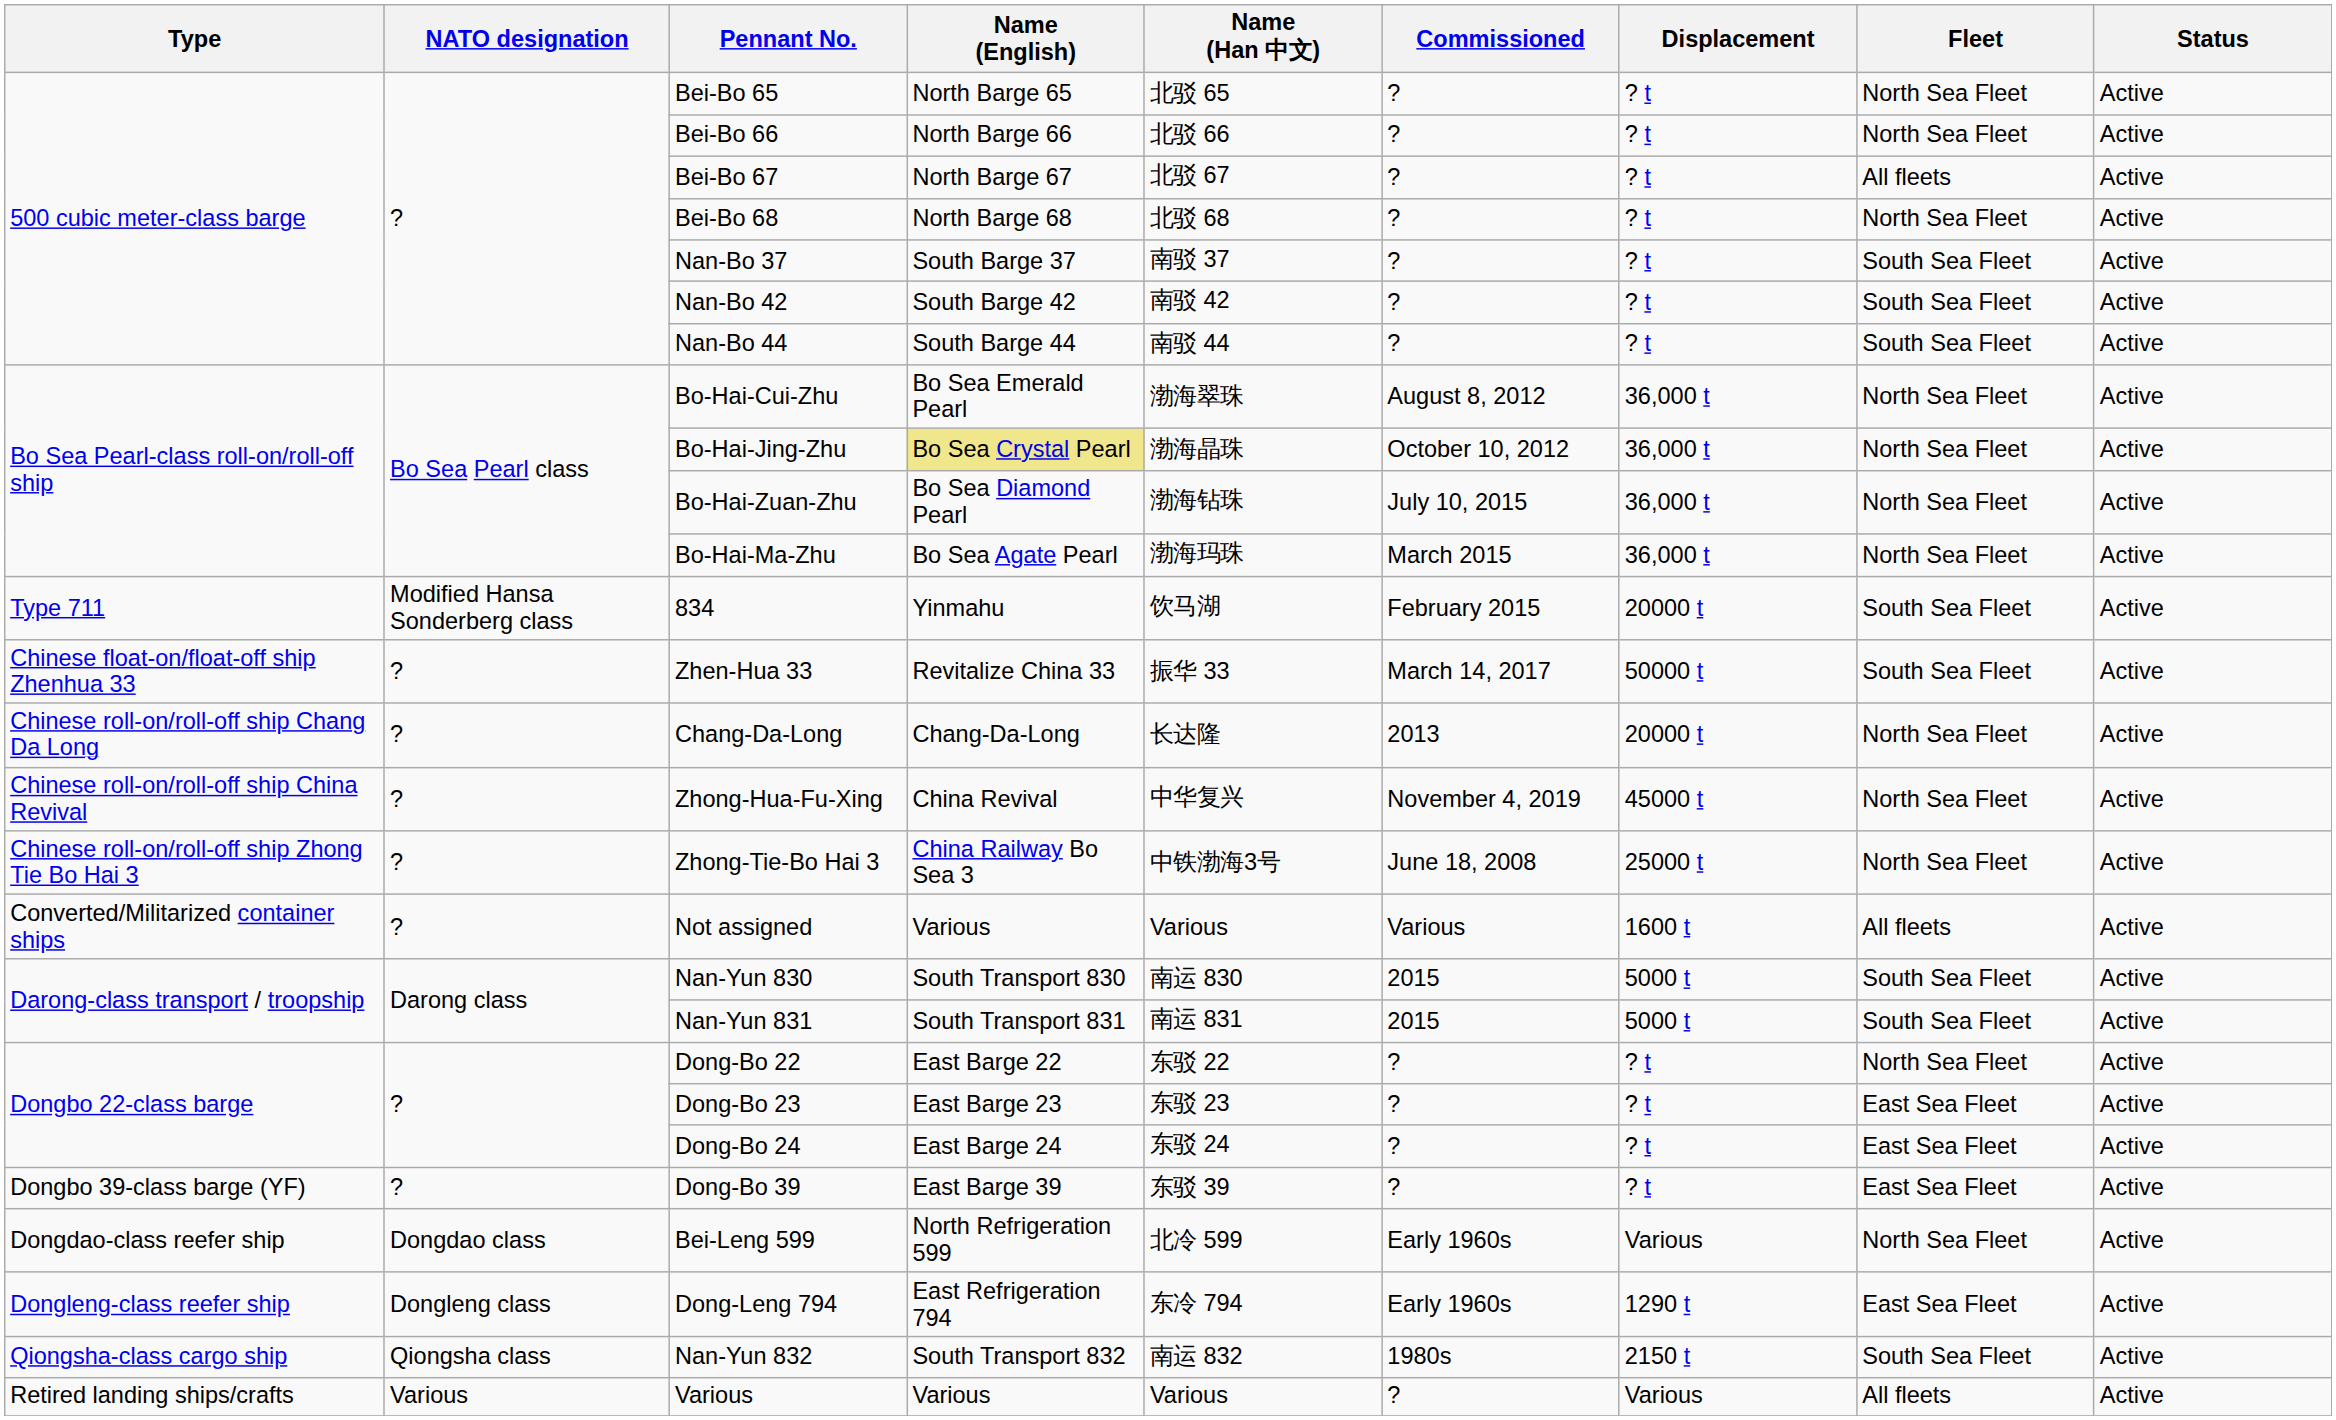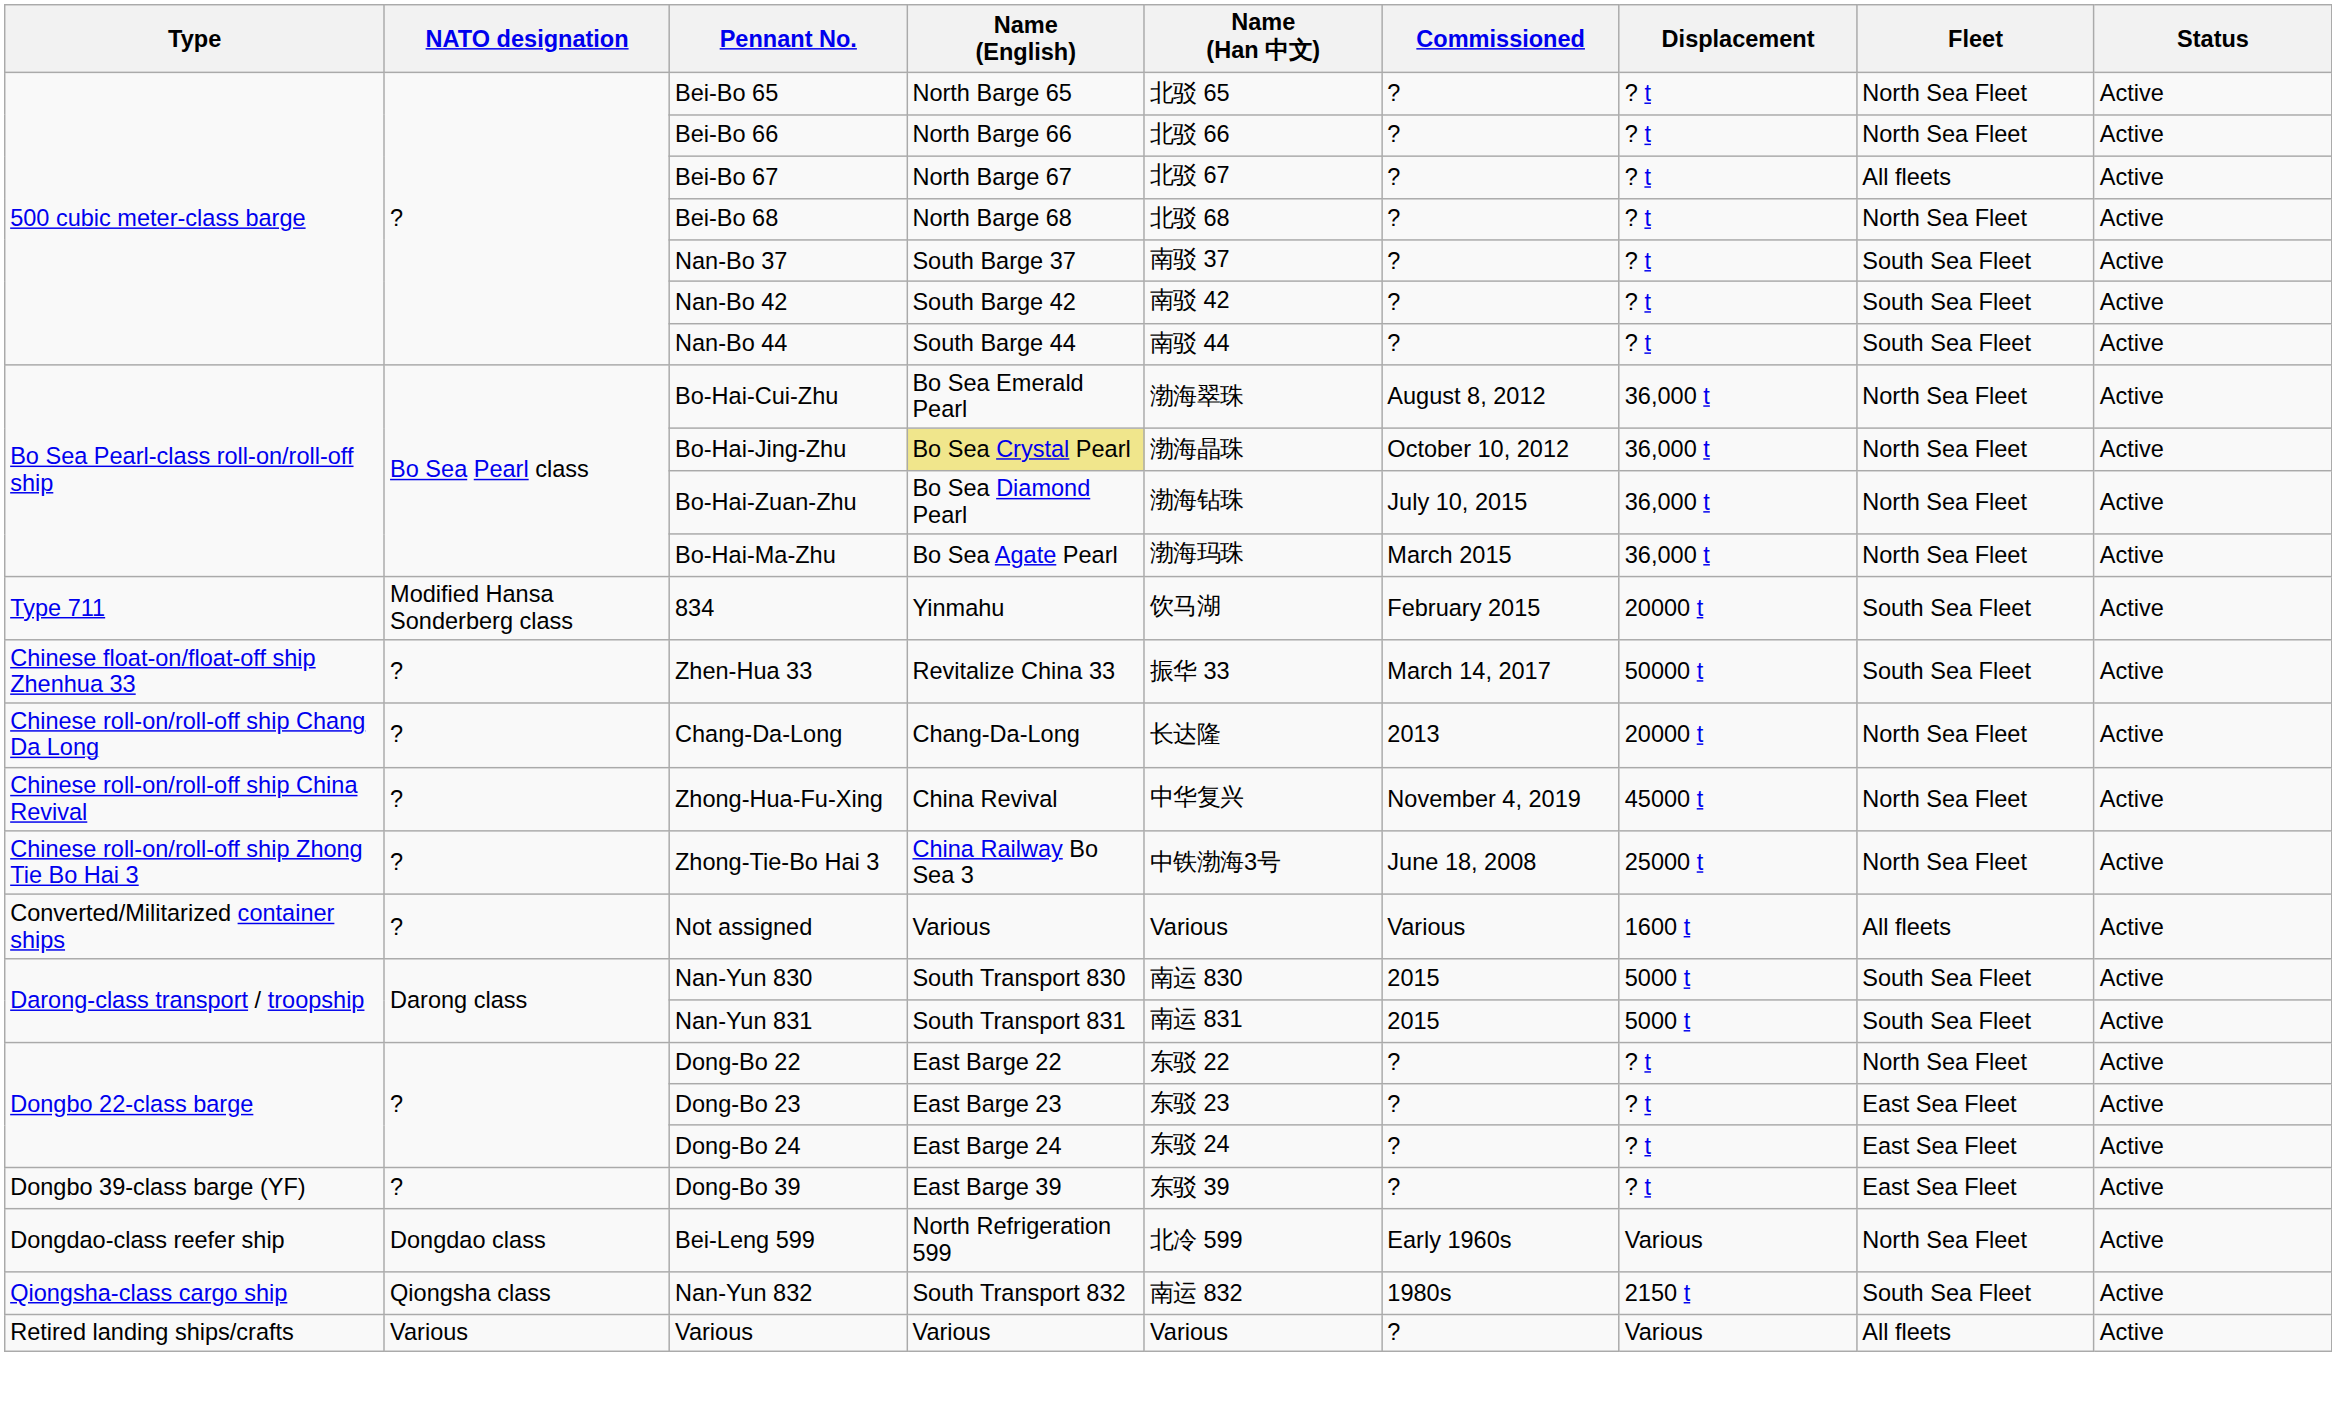- row: (756, 1304)
